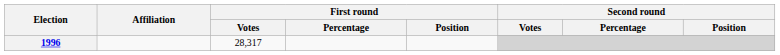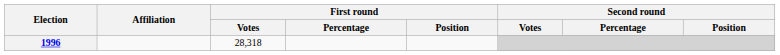(248, 43) 28,317 -> (248, 43) 28,318
